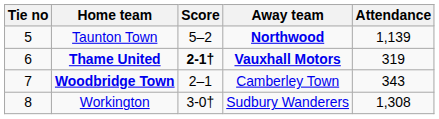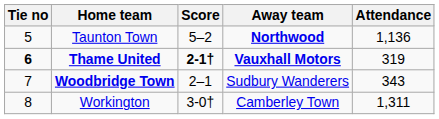(393, 37) 1,139 -> (393, 37) 1,136
(28, 59) normal -> (28, 59) bold
(288, 81) Camberley Town -> (288, 81) Sudbury Wanderers
(288, 103) Sudbury Wanderers -> (288, 103) Camberley Town
(393, 103) 1,308 -> (393, 103) 1,311
